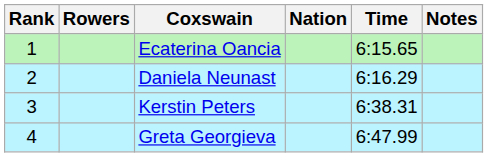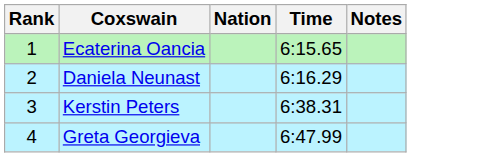- column: (96, 19)
